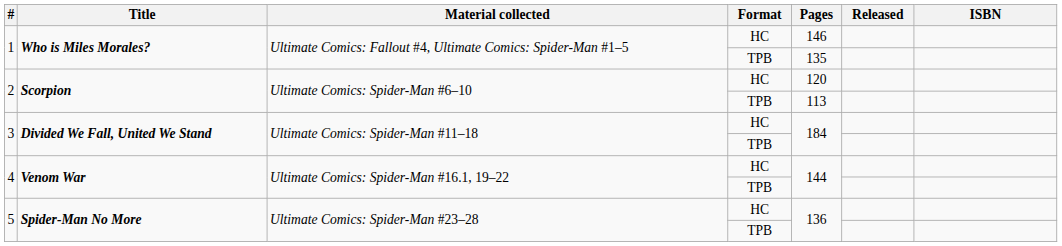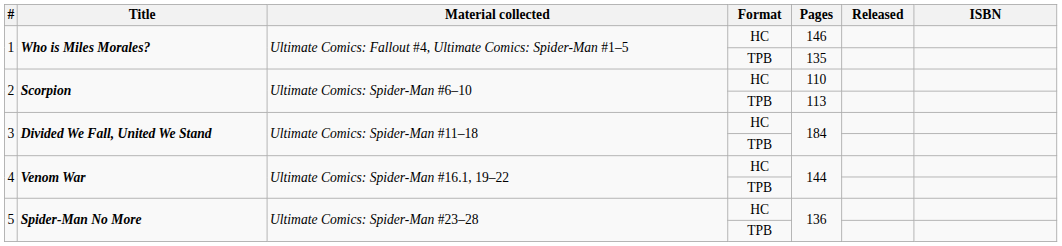(816, 79) 120 -> (816, 79) 110
